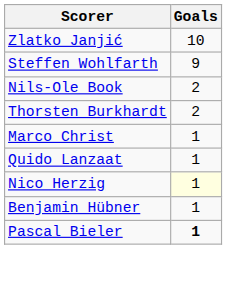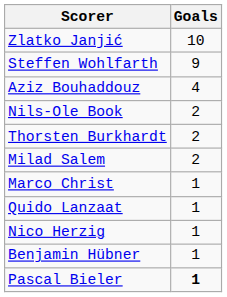+ row: (74, 88)
+ row: (57, 160)
(196, 184) lightyellow background -> (196, 232) no background
